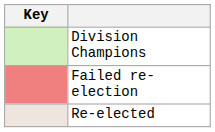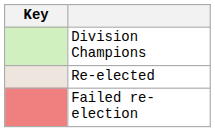rows swapped: (113, 115) <-> (113, 85)
